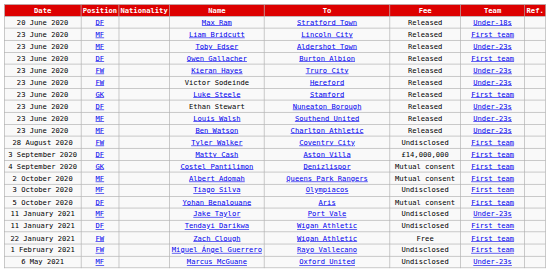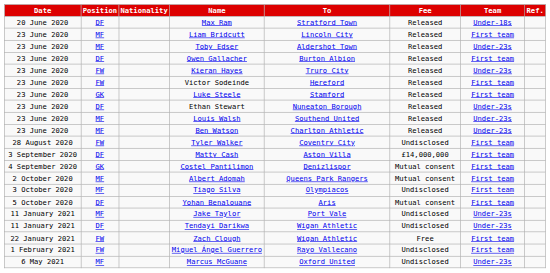(493, 82) Under-23s -> (493, 82) First team
(493, 226) First team -> (493, 226) Under-23s
